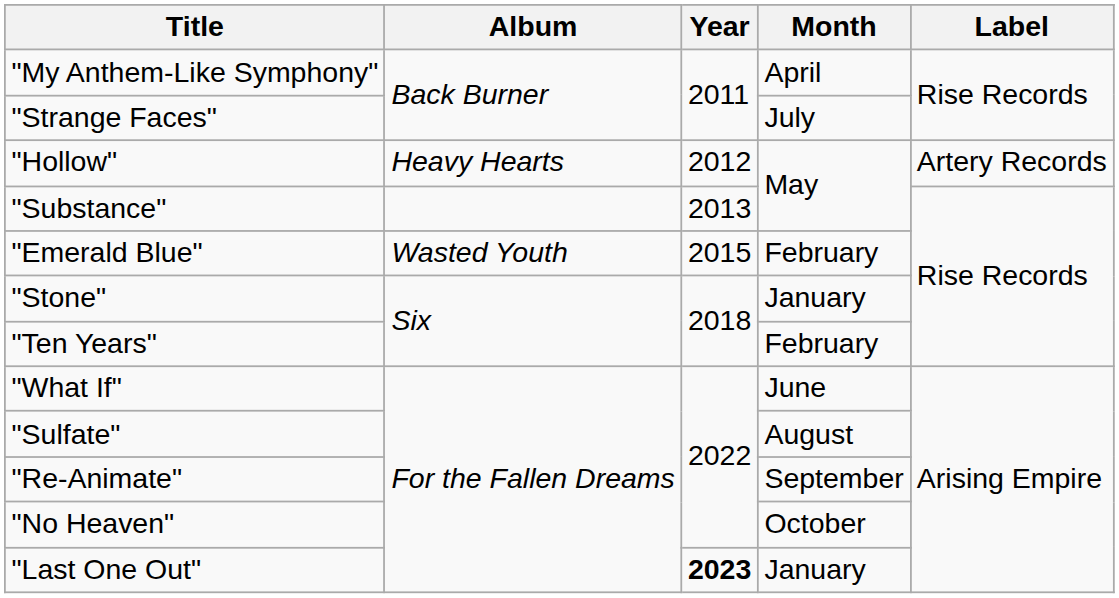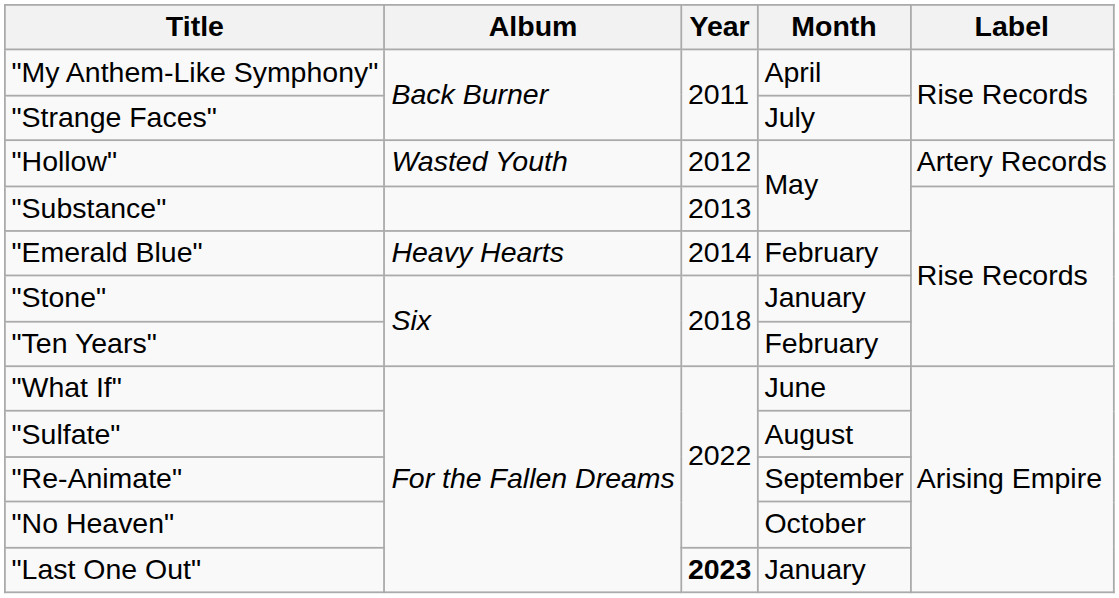(478, 162) Heavy Hearts -> (480, 162) Wasted Youth
(480, 252) Wasted Youth -> (478, 252) Heavy Hearts
(720, 252) 2015 -> (720, 252) 2014
